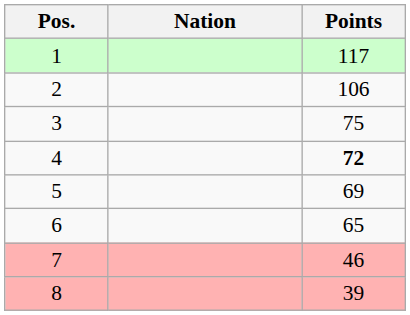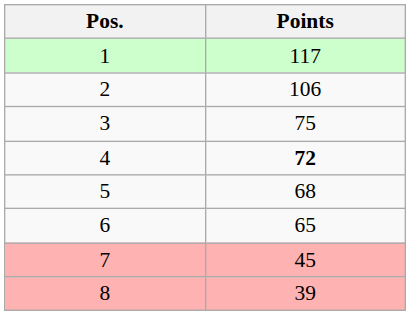- column: (205, 21)
(353, 191) 69 -> (305, 191) 68
(353, 259) 46 -> (305, 259) 45
